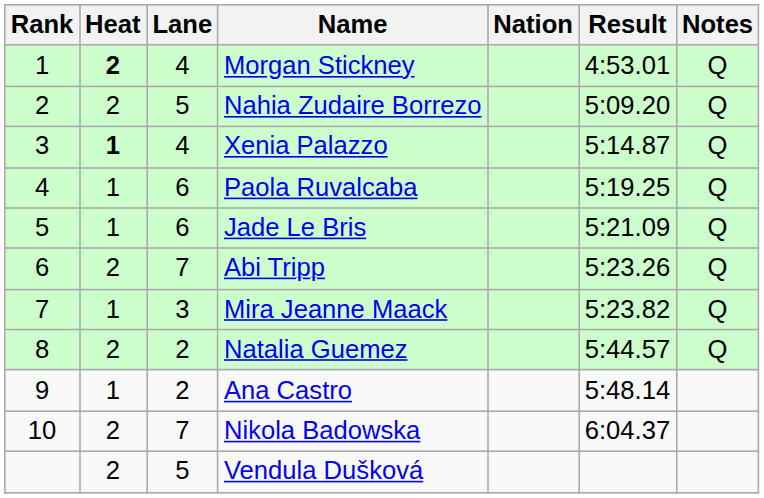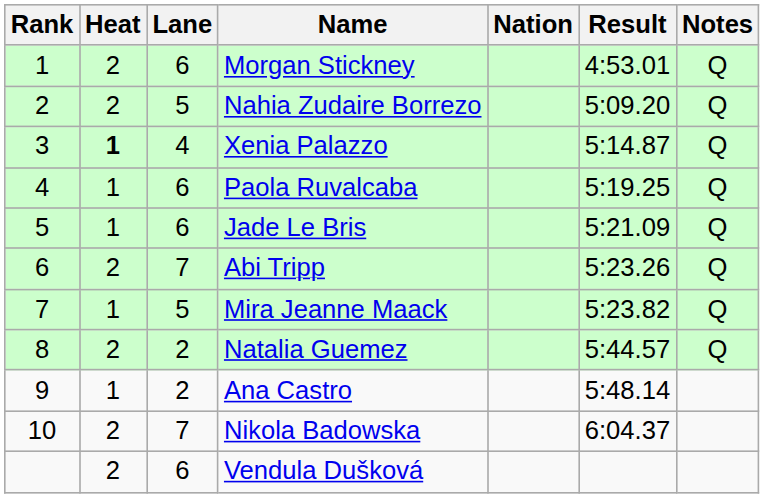(113, 65) bold -> (113, 65) normal
(182, 65) 4 -> (182, 65) 6
(182, 308) 3 -> (182, 308) 5
(182, 471) 5 -> (182, 471) 6
